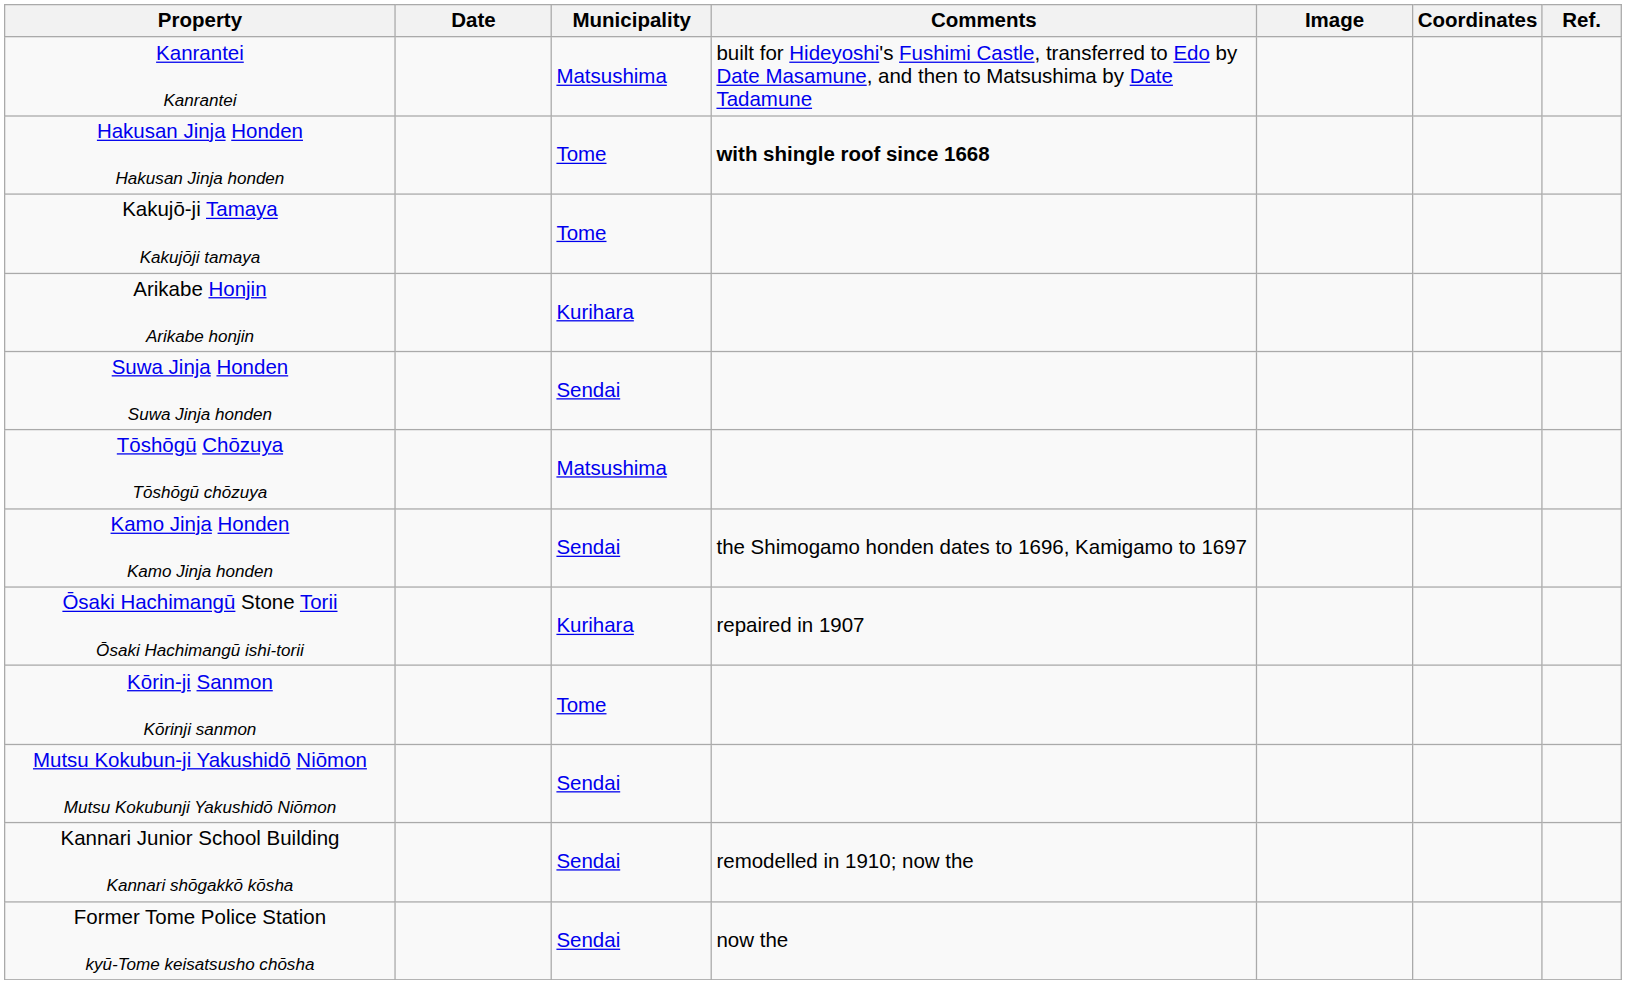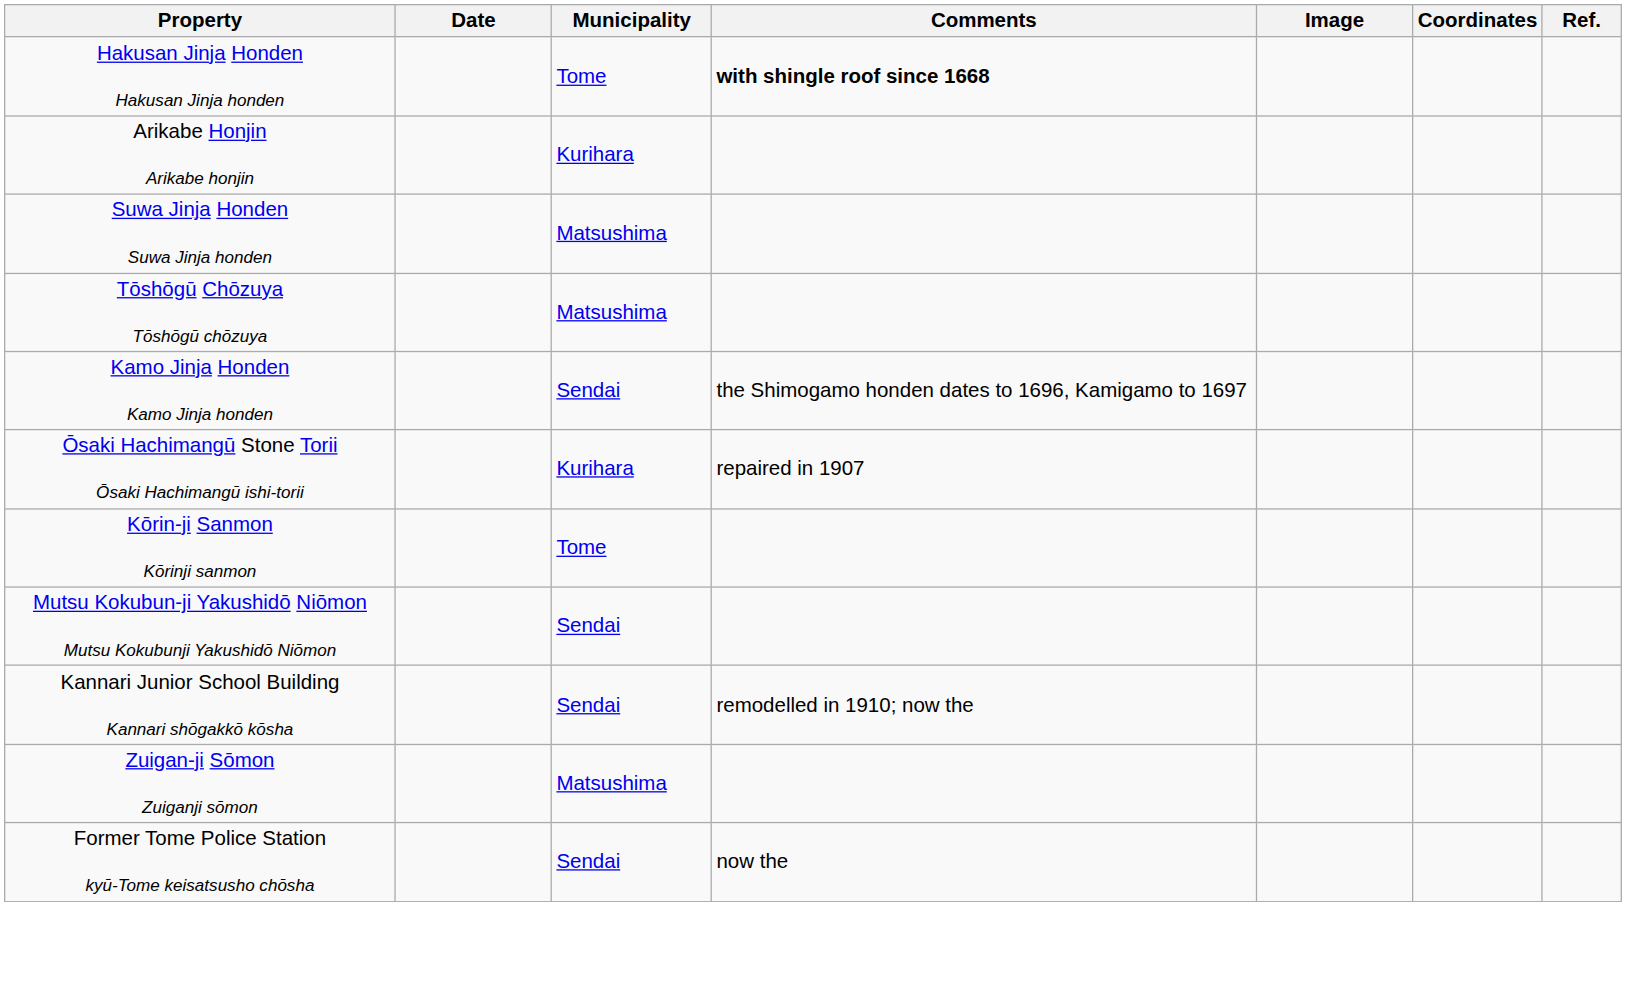- row: (200, 76)
- row: (200, 233)
(588, 390) Sendai -> (612, 233) Matsushima
+ row: (200, 783)
